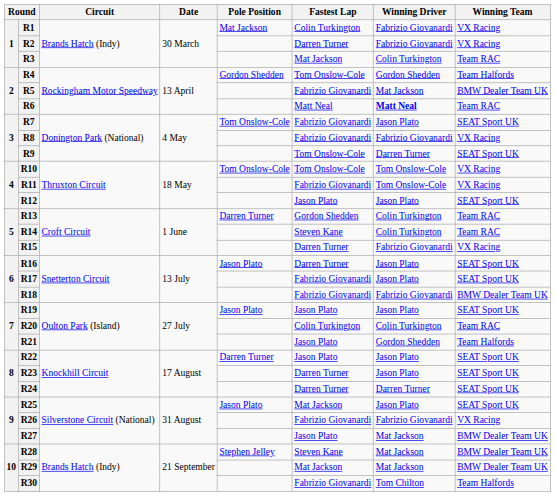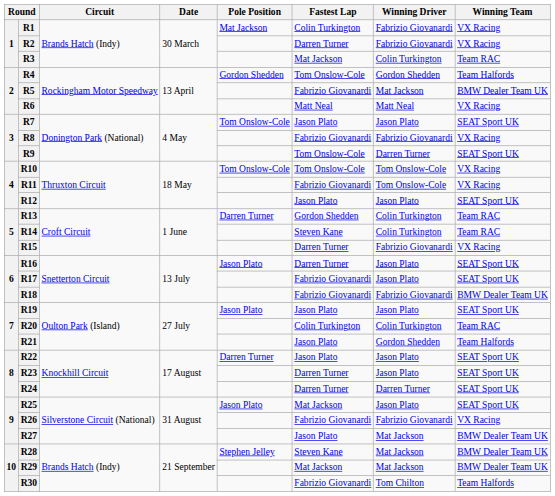(396, 106) bold -> (395, 106) normal
(479, 106) Team RAC -> (479, 106) VX Racing
(333, 121) Fabrizio Giovanardi -> (316, 121) Jason Plato
